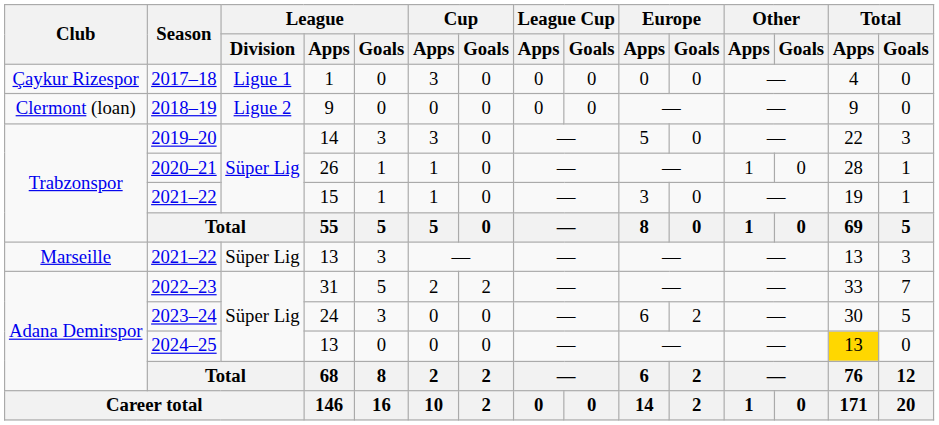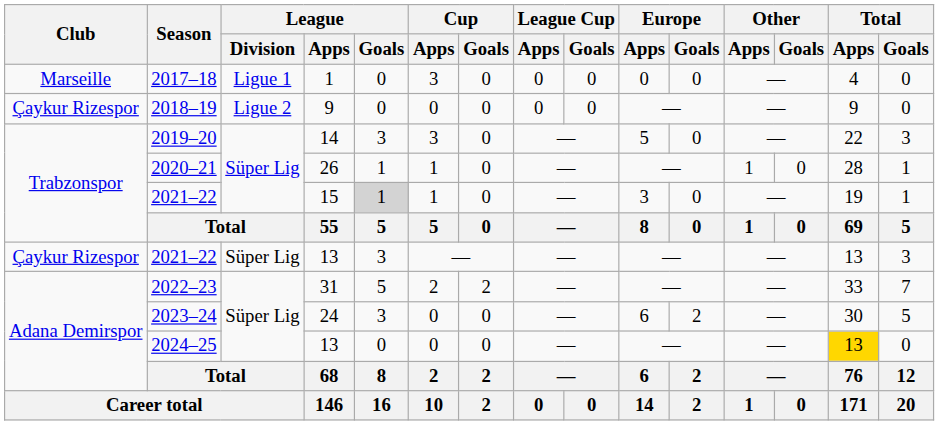(76, 78) Çaykur Rizespor -> (76, 78) Marseille
(76, 108) Clermont (loan) -> (76, 108) Çaykur Rizespor
(381, 197) no background -> (381, 197) lightgrey background
(76, 256) Marseille -> (76, 256) Çaykur Rizespor
